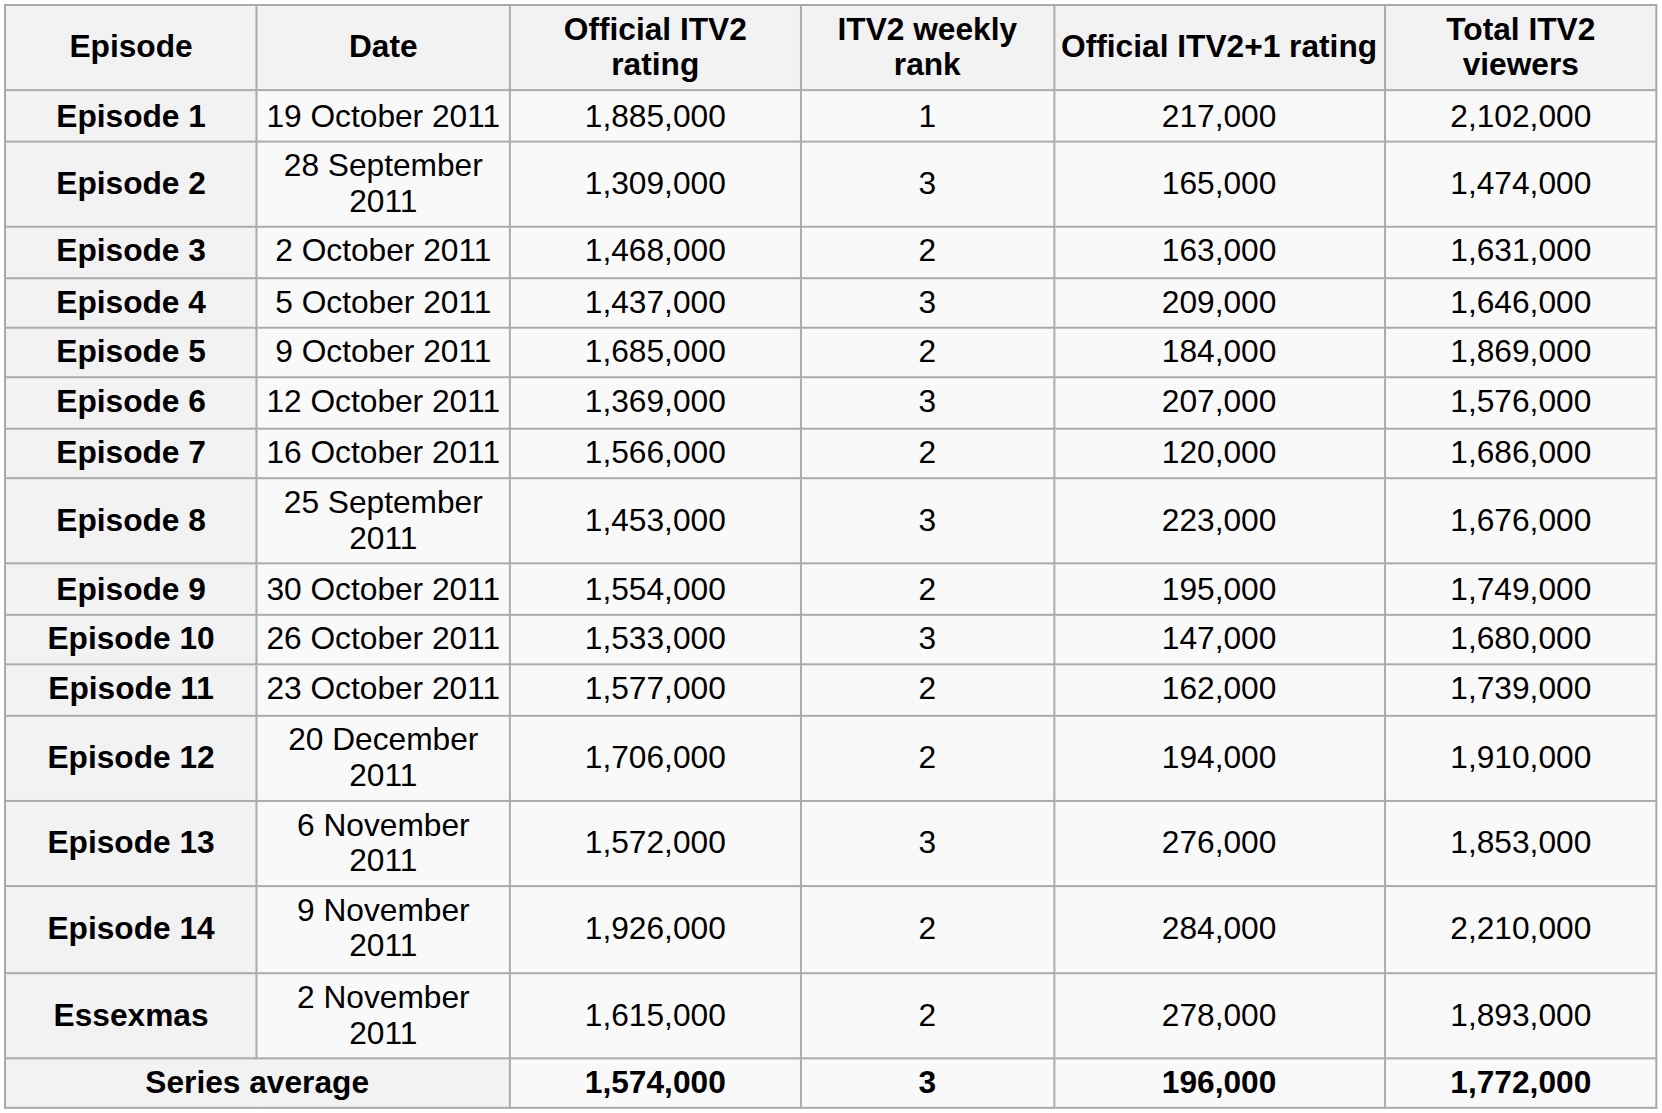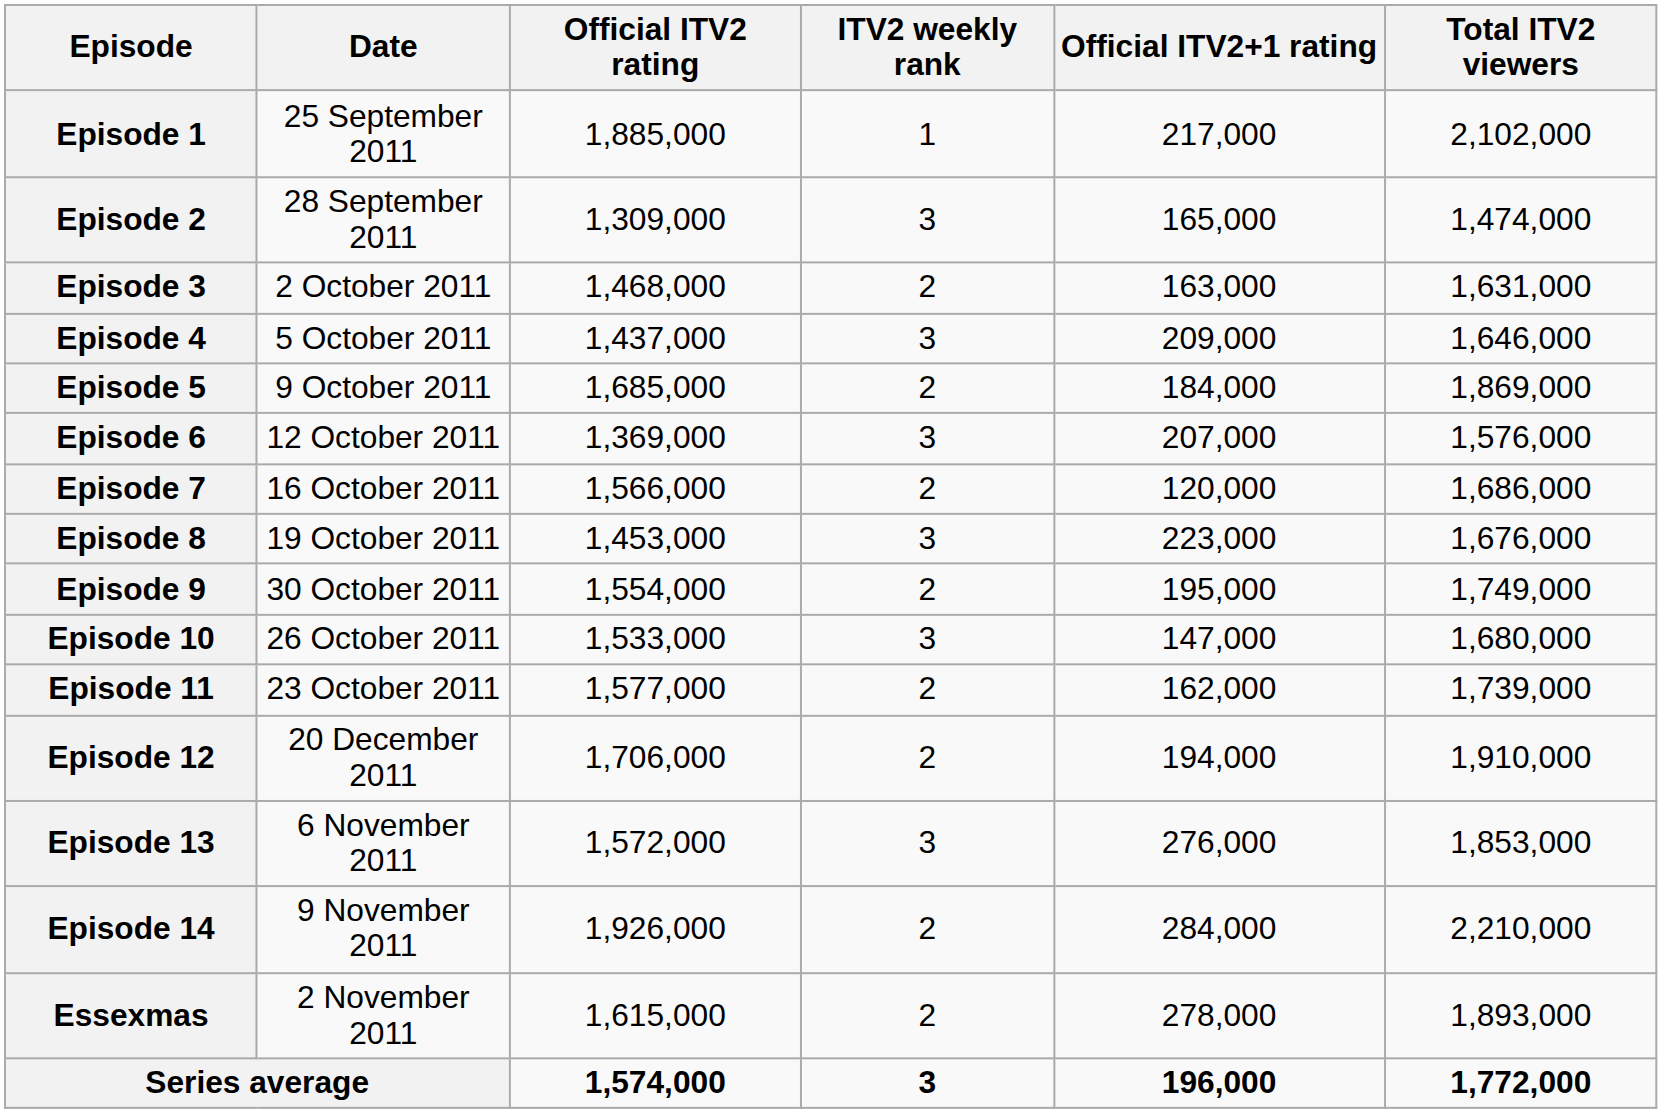(383, 115) 19 October 2011 -> (383, 133) 25 September 2011
(383, 520) 25 September 2011 -> (383, 538) 19 October 2011
